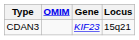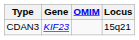columns swapped: (57, 12) <-> (87, 12)
